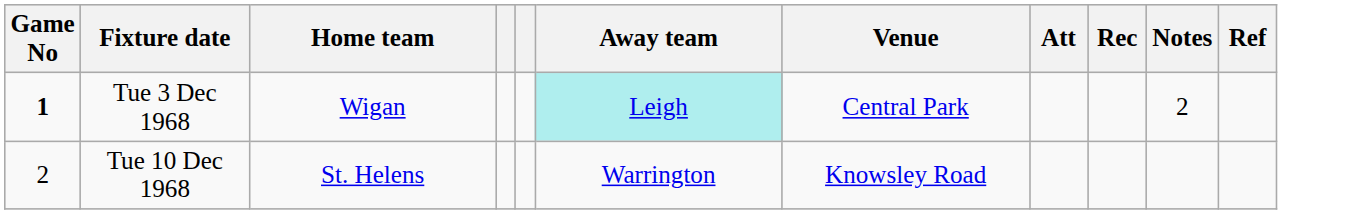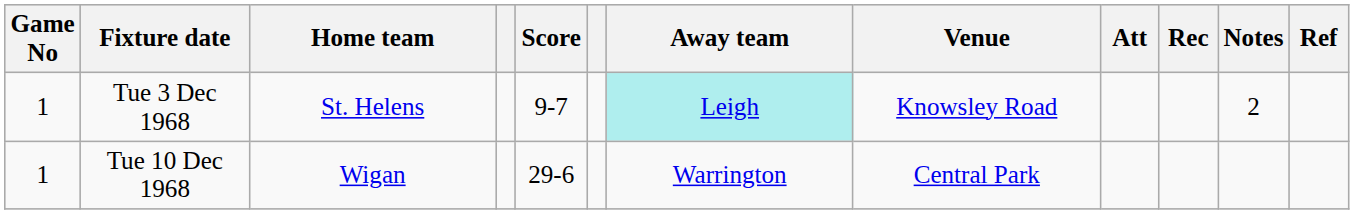+ column: (551, 38)
(43, 106) bold -> (43, 106) normal
(373, 106) Wigan -> (373, 106) St. Helens
(906, 106) Central Park -> (977, 106) Knowsley Road
(43, 174) 2 -> (43, 174) 1
(373, 174) St. Helens -> (373, 174) Wigan
(906, 174) Knowsley Road -> (977, 174) Central Park
